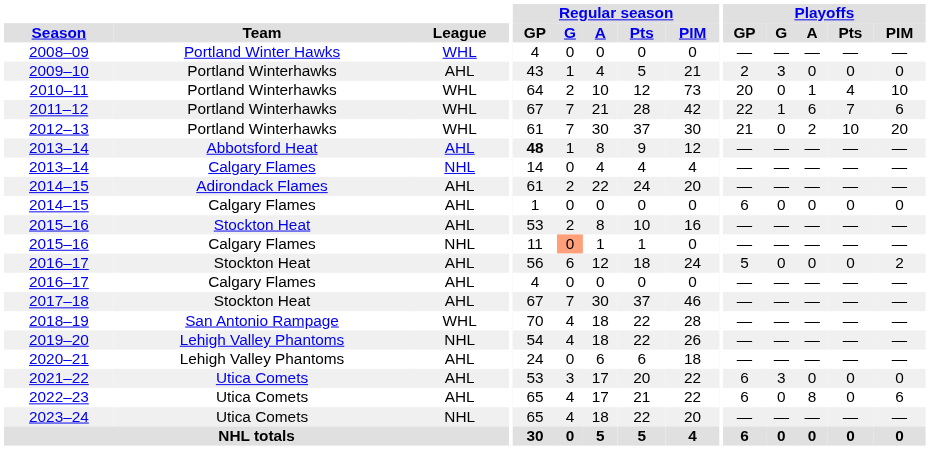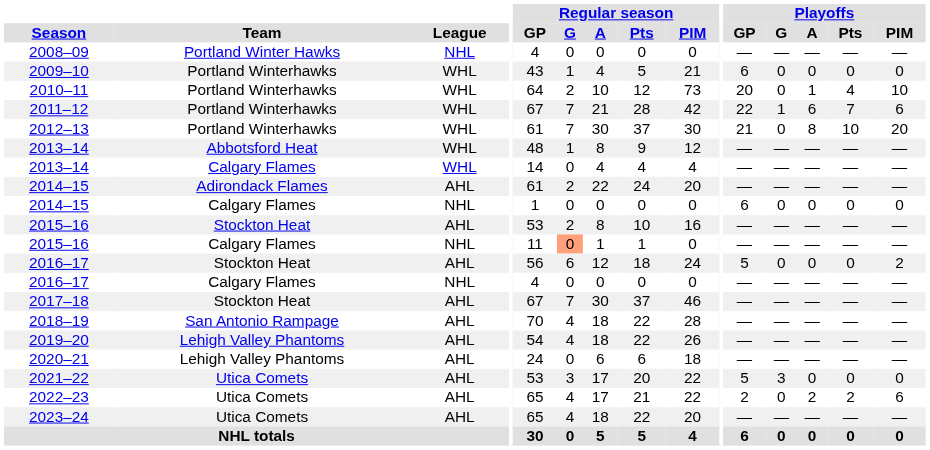(460, 52) WHL -> (460, 52) NHL
(460, 71) AHL -> (460, 71) WHL
(745, 71) 2 -> (745, 71) 6
(781, 71) 3 -> (781, 71) 0
(812, 128) 2 -> (812, 128) 8
(460, 148) AHL -> (460, 148) WHL
(535, 148) bold -> (535, 148) normal
(460, 167) NHL -> (460, 167) WHL
(460, 205) AHL -> (460, 205) NHL
(460, 282) AHL -> (460, 282) NHL
(460, 320) WHL -> (460, 320) AHL
(460, 340) NHL -> (460, 340) AHL
(745, 378) 6 -> (745, 378) 5
(745, 397) 6 -> (745, 397) 2
(812, 397) 8 -> (812, 397) 2
(850, 397) 0 -> (850, 397) 2
(460, 416) NHL -> (460, 416) AHL
